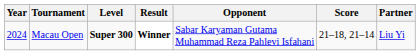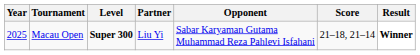columns swapped: (396, 13) <-> (154, 13)
(17, 35) 2024 -> (17, 35) 2025
